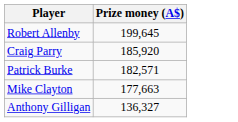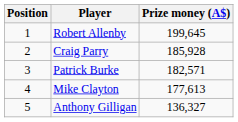+ column: (27, 13)
(140, 51) 185,920 -> (186, 51) 185,928
(140, 88) 177,663 -> (186, 88) 177,613
